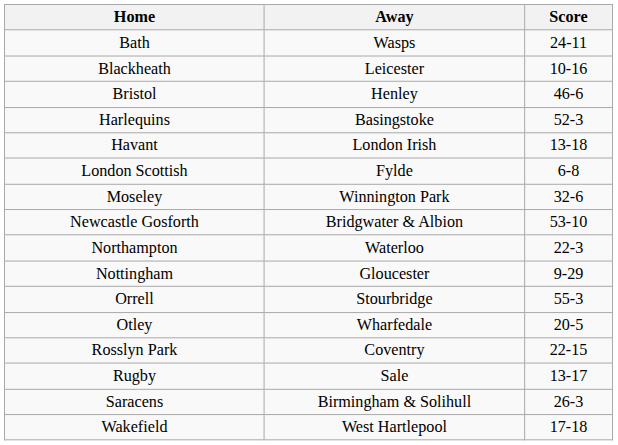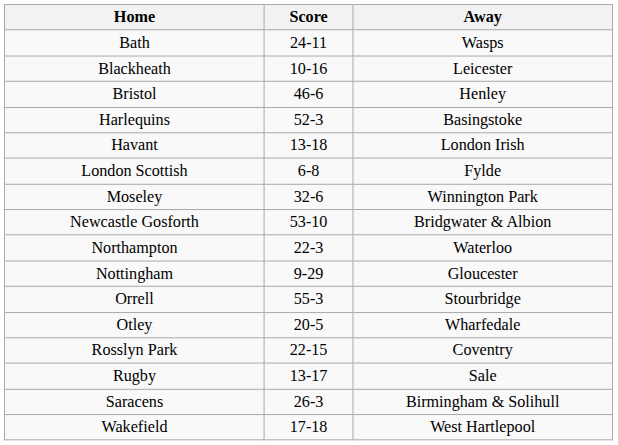columns swapped: (394, 17) <-> (569, 17)
